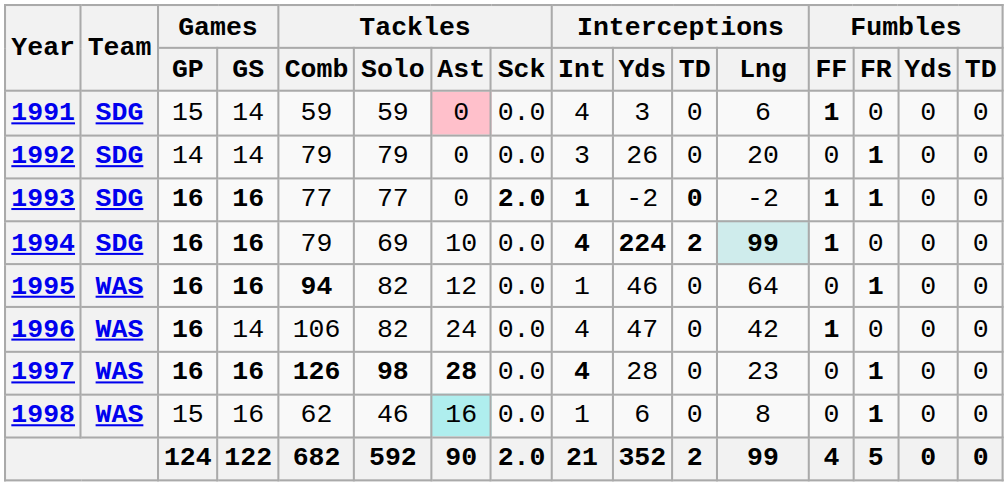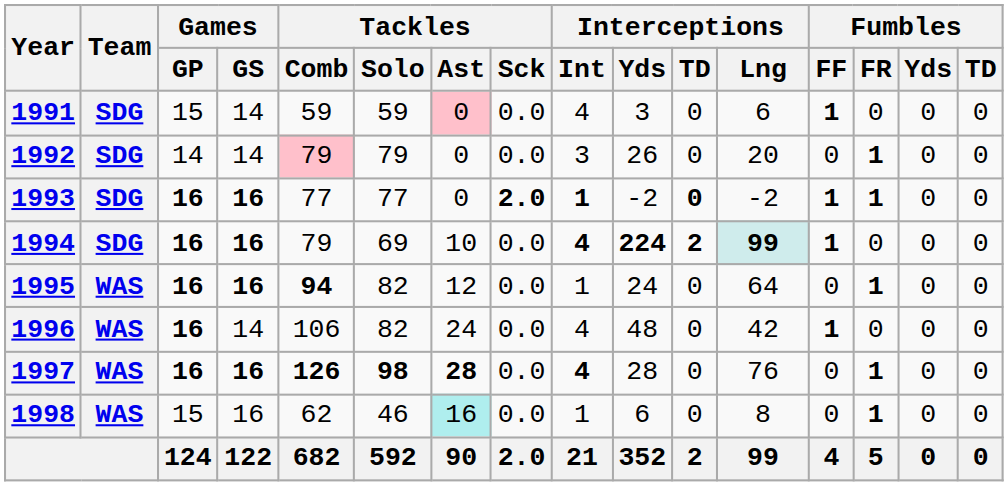(317, 156) no background -> (317, 156) pink background
(642, 286) 46 -> (642, 286) 24
(642, 329) 47 -> (642, 329) 48
(763, 372) 23 -> (763, 372) 76
